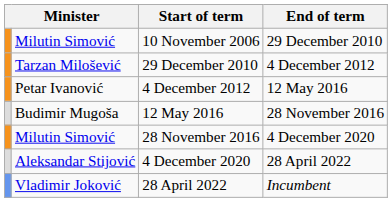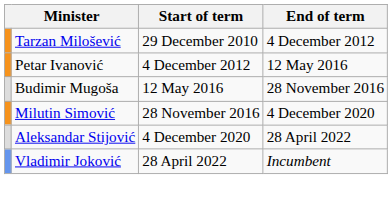- row: (201, 40)
